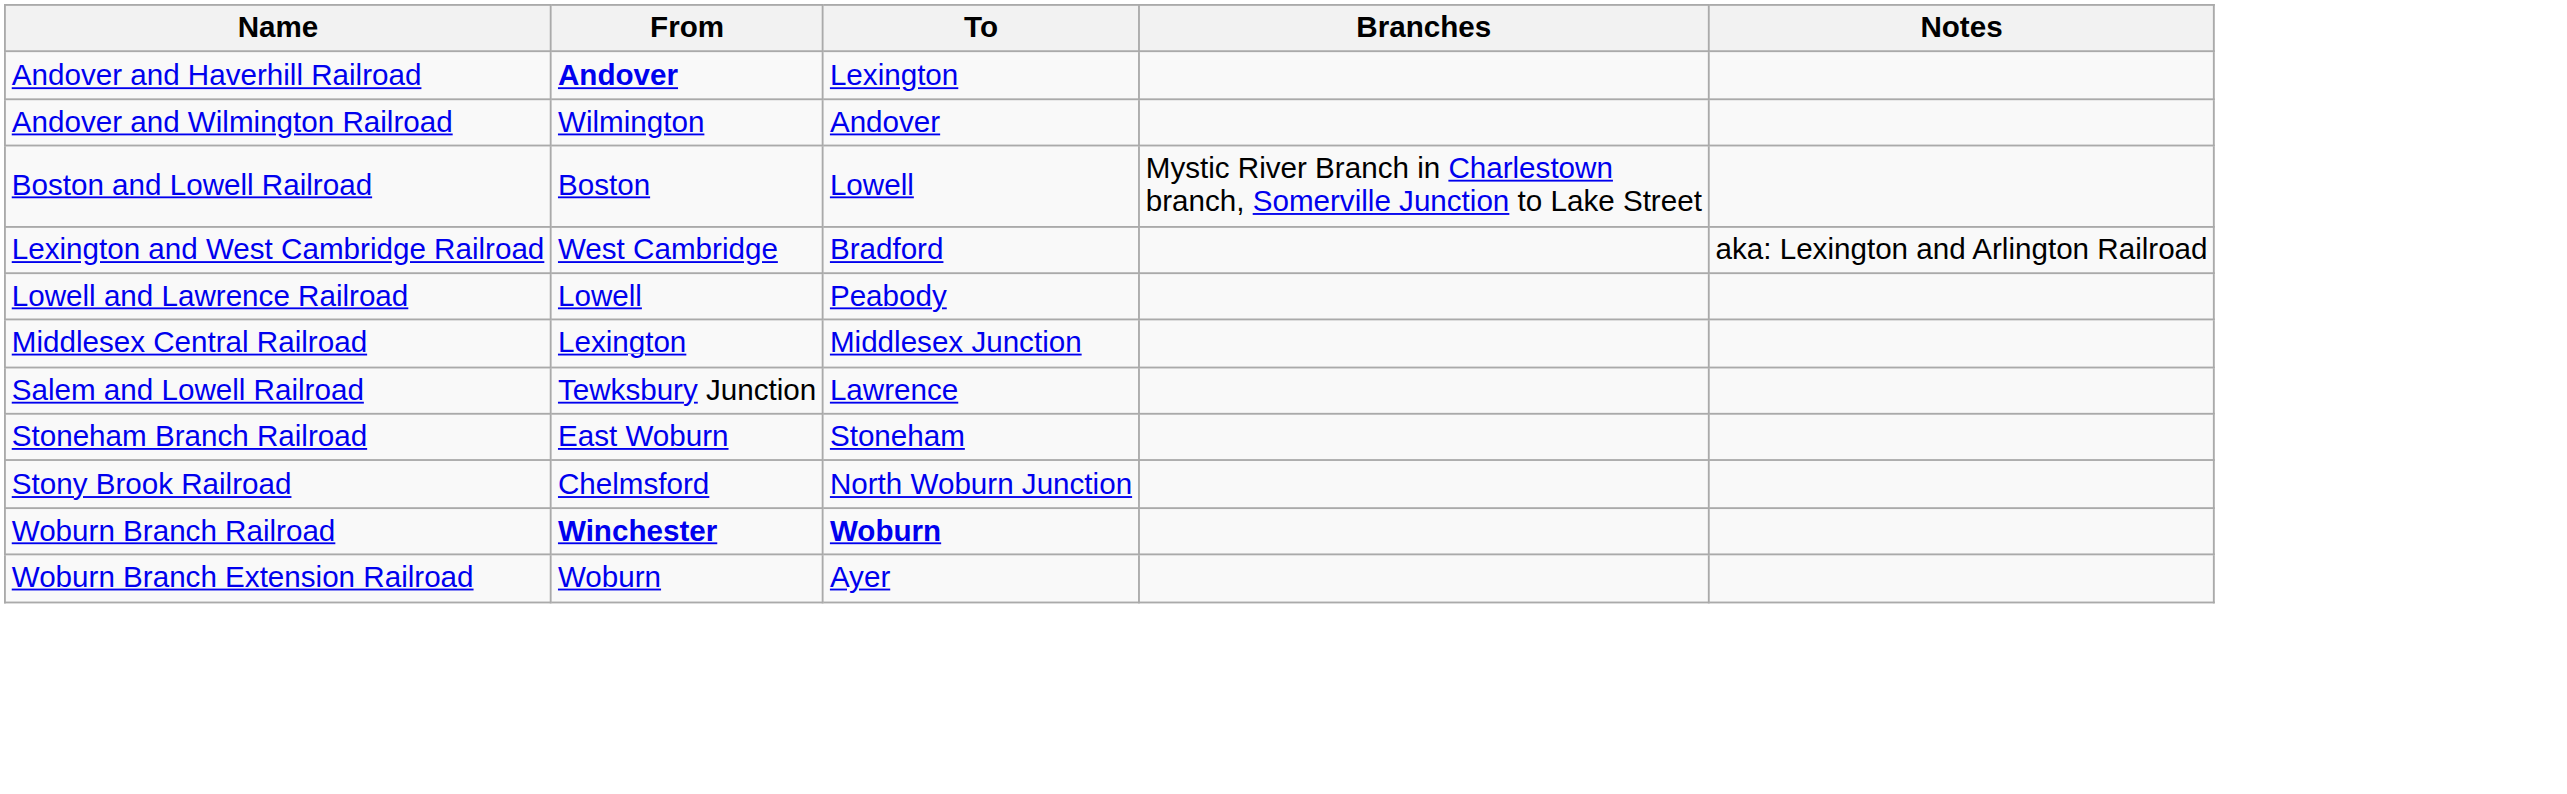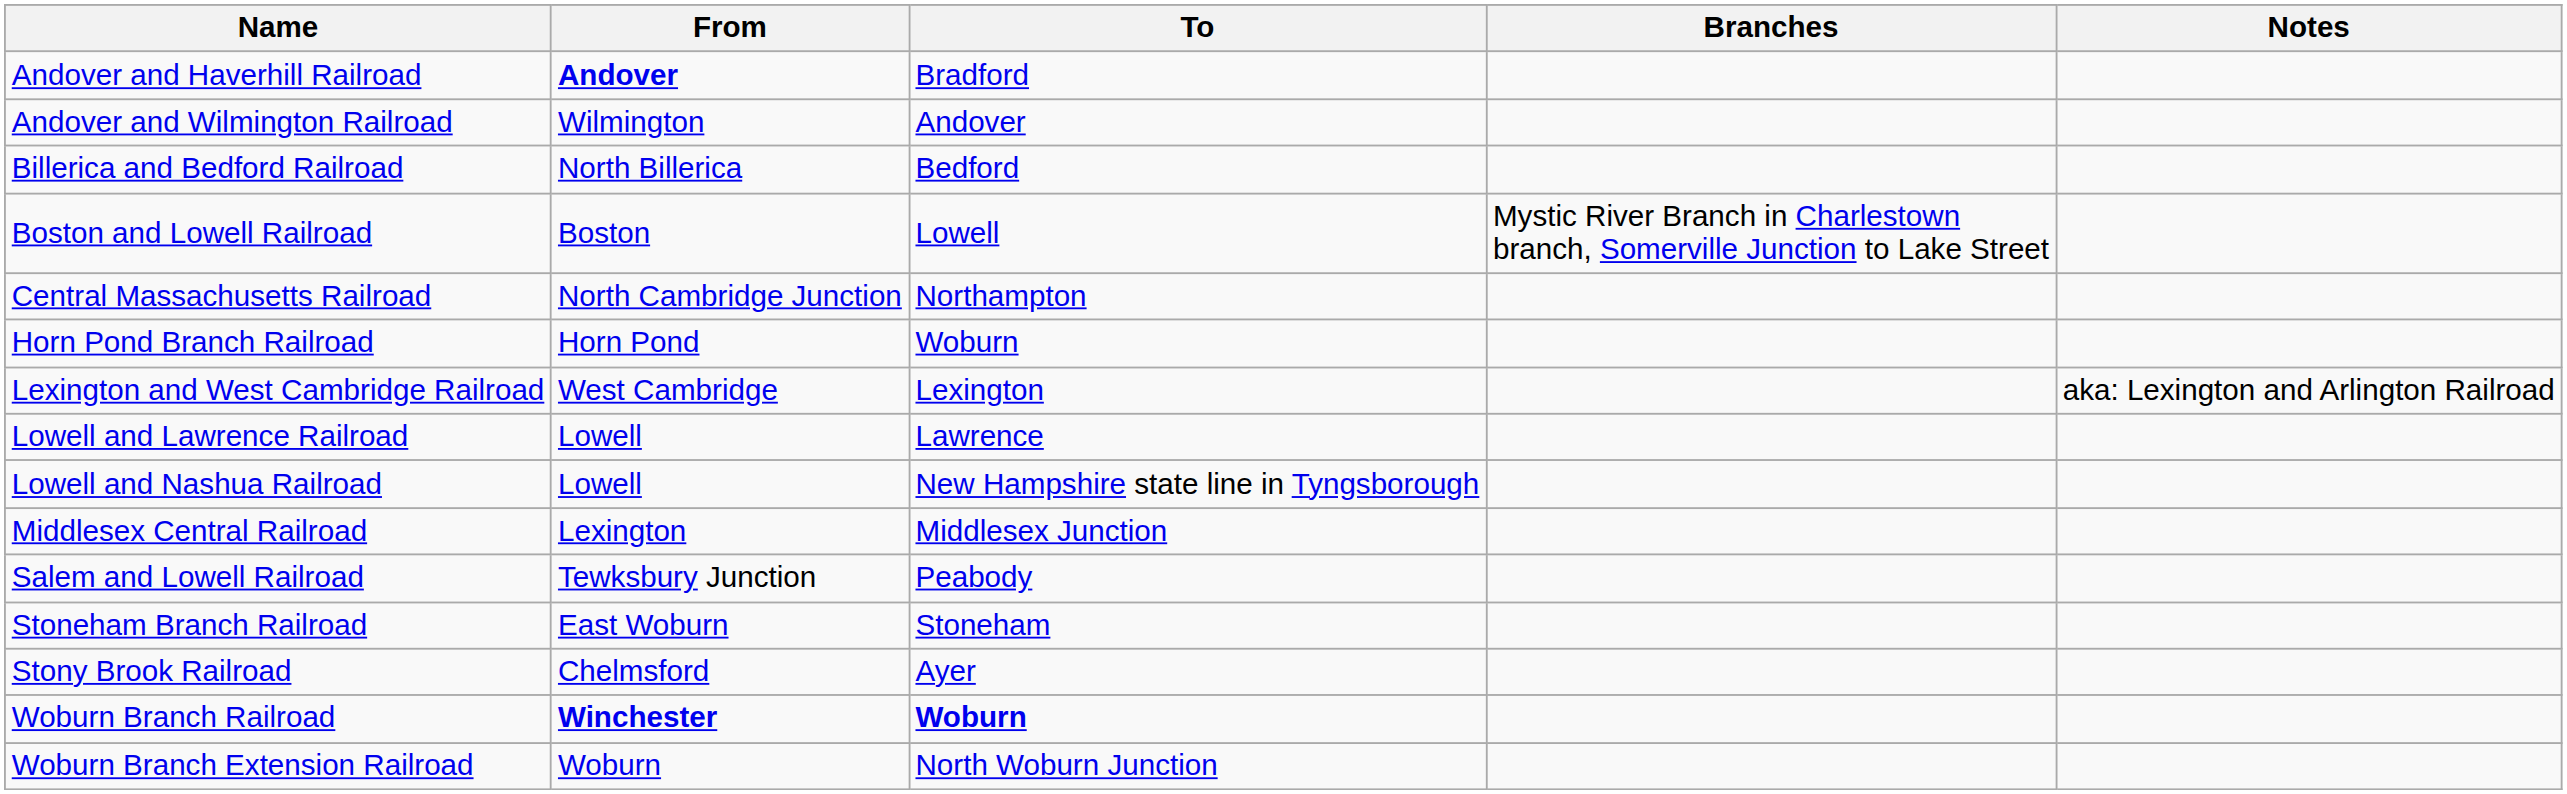(894, 74) Lexington -> (972, 74) Bradford
+ row: (208, 168)
+ row: (222, 295)
+ row: (193, 342)
(887, 249) Bradford -> (980, 389) Lexington
(888, 295) Peabody -> (980, 436) Lawrence
+ row: (197, 483)
(894, 389) Lawrence -> (974, 577) Peabody
(981, 483) North Woburn Junction -> (946, 671) Ayer
(860, 577) Ayer -> (1067, 765) North Woburn Junction
